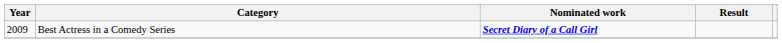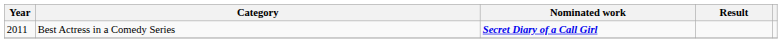(17, 29) 2009 -> (17, 29) 2011
